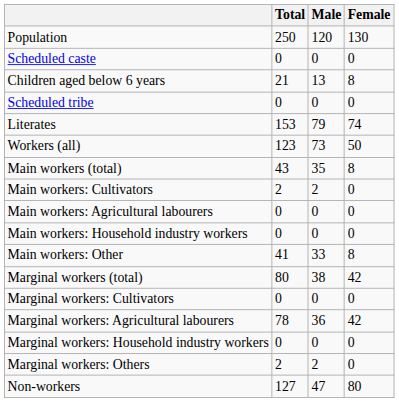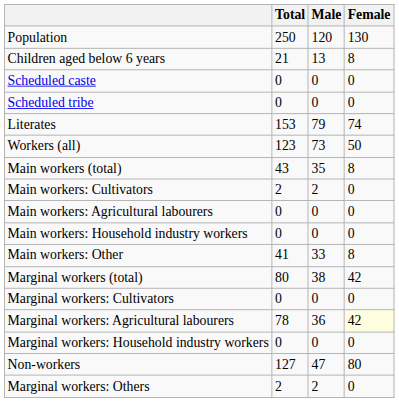rows swapped: (86, 80) <-> (52, 59)
(355, 320) no background -> (355, 320) lightyellow background
rows swapped: (79, 364) <-> (44, 386)
